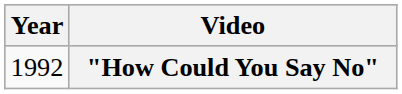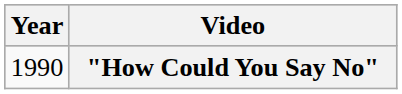(37, 66) 1992 -> (37, 66) 1990
